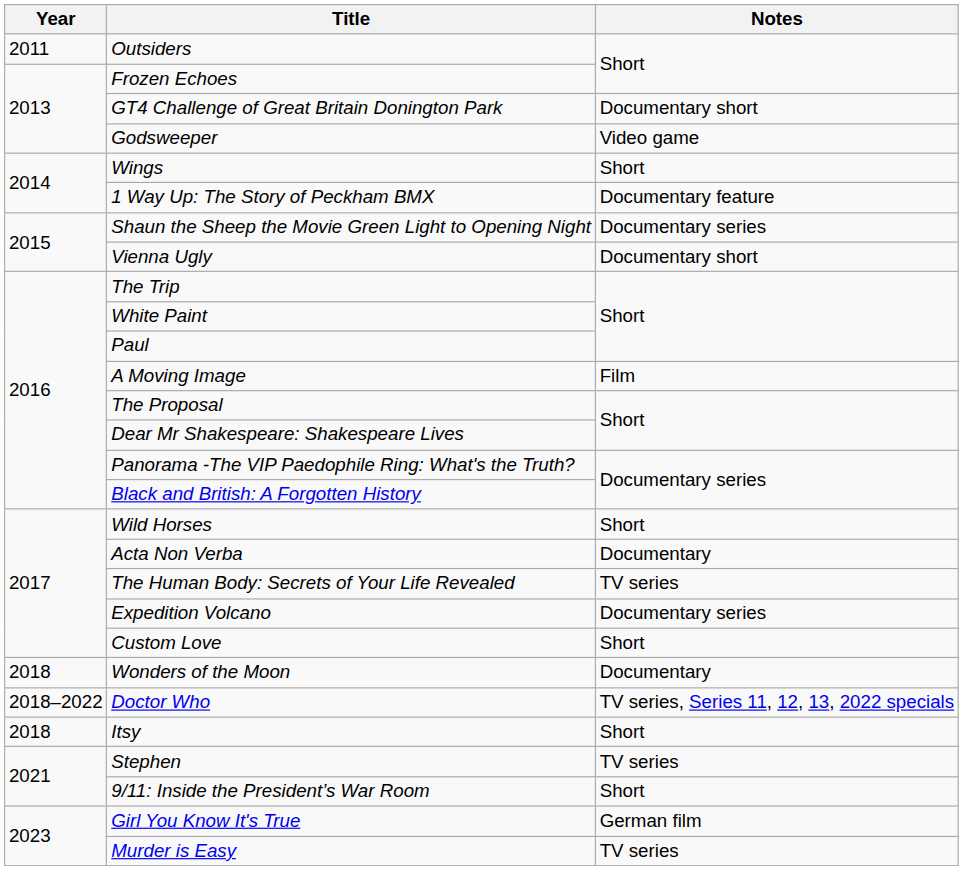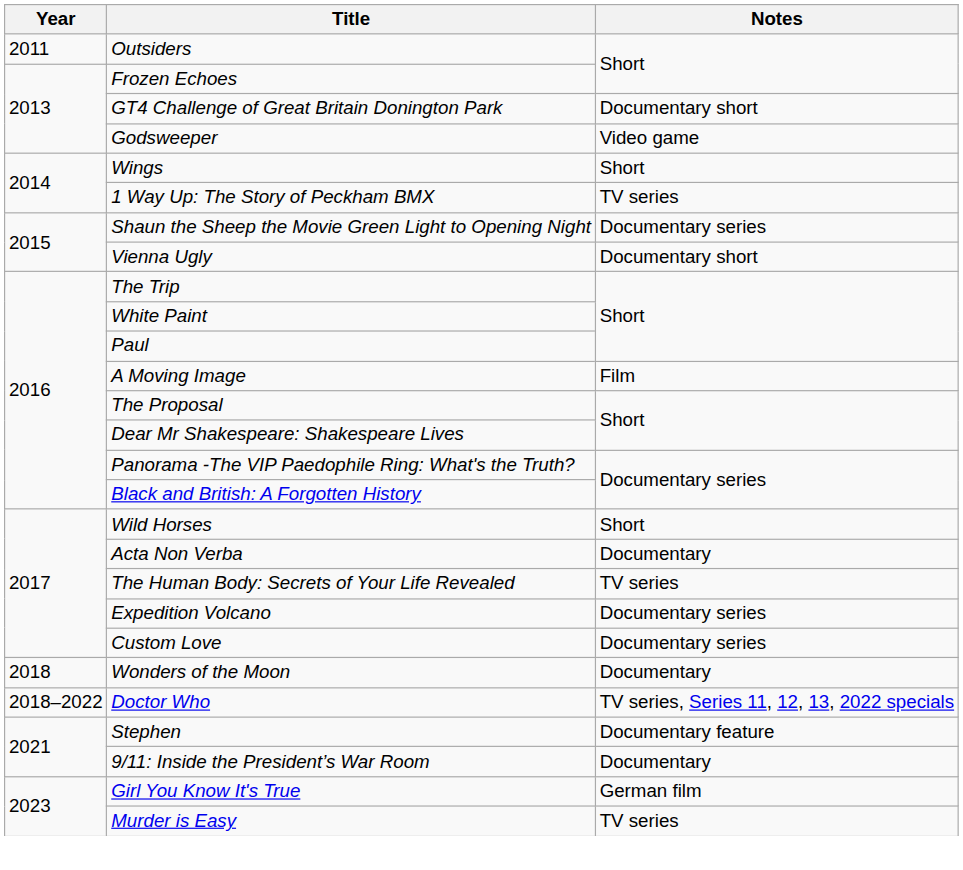(687, 197) Documentary feature -> (639, 197) TV series
(622, 642) Short -> (683, 642) Documentary series
- row: (126, 731)
(639, 761) TV series -> (687, 731) Documentary feature
(622, 791) Short -> (655, 761) Documentary
